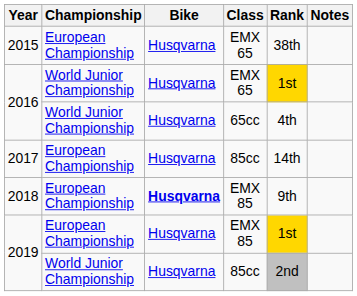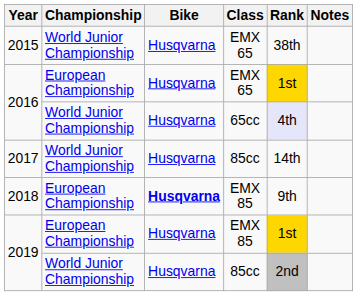(90, 45) European Championship -> (90, 45) World Junior Championship
(90, 83) World Junior Championship -> (90, 83) European Championship
(287, 120) no background -> (287, 120) lavender background
(90, 158) European Championship -> (90, 158) World Junior Championship
